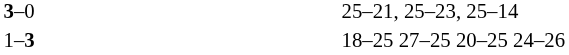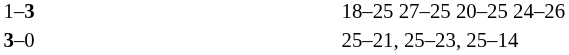rows swapped: (19, 11) <-> (19, 40)
